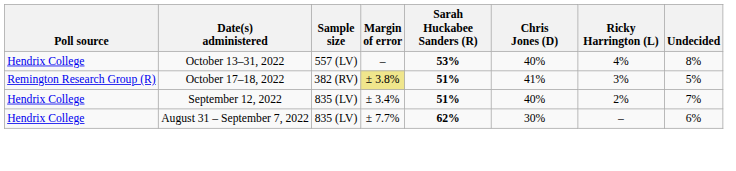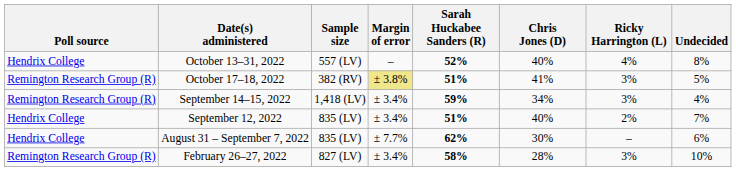(448, 61) 53% -> (456, 61) 52%
+ row: (235, 99)
+ row: (235, 157)
